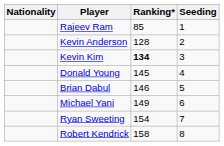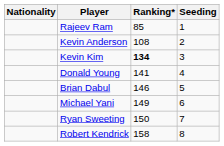(141, 42) 128 -> (141, 42) 108
(141, 73) 145 -> (141, 73) 141
(141, 118) 154 -> (141, 118) 150
